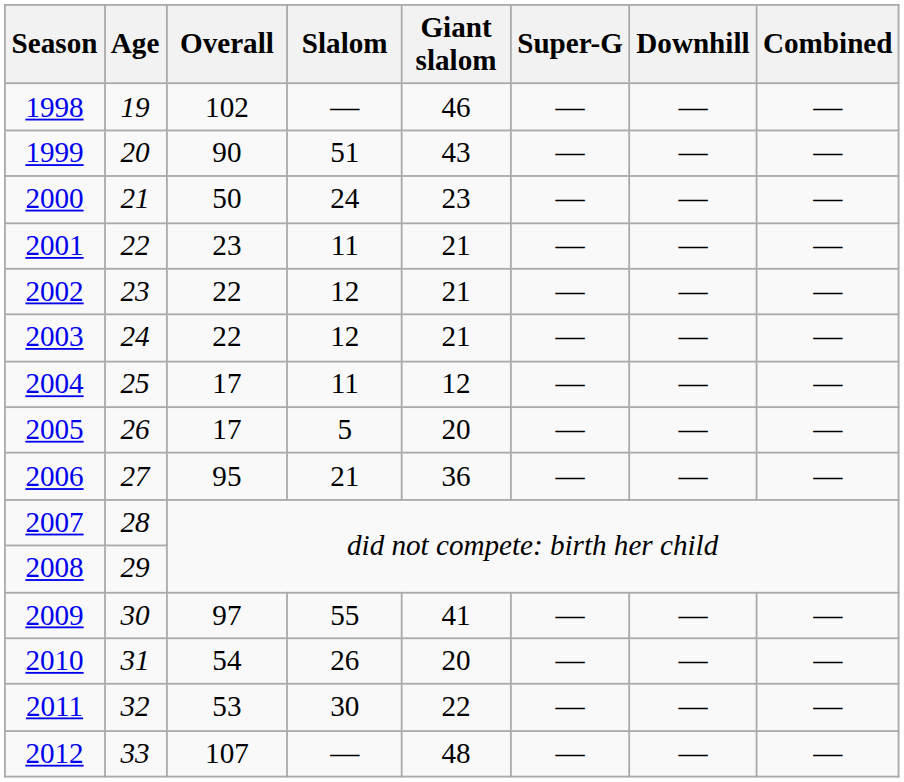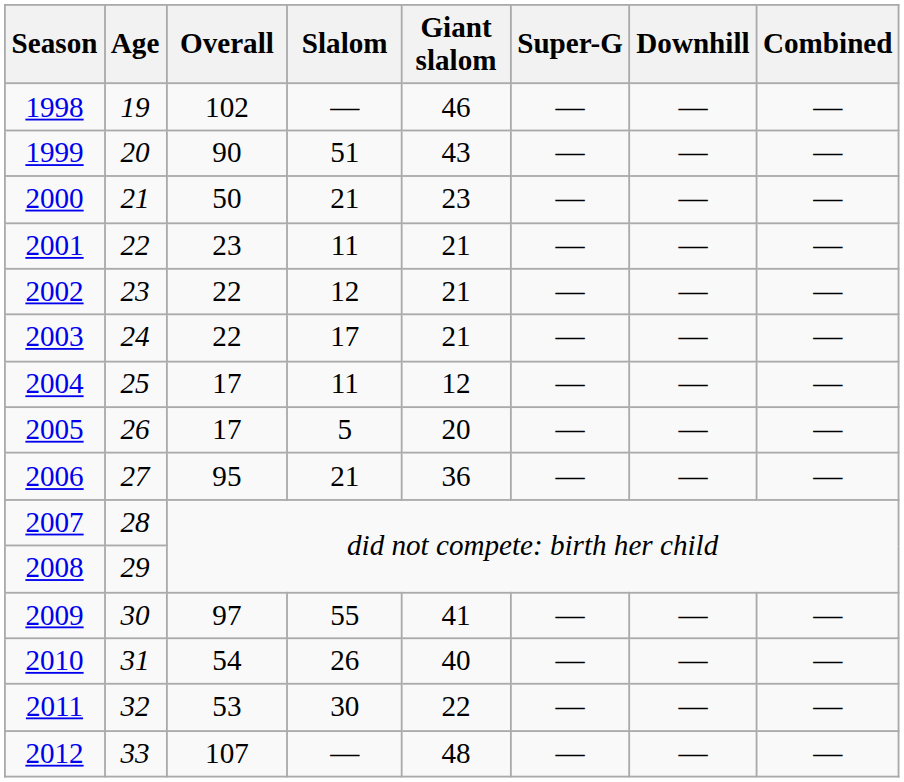(345, 198) 24 -> (345, 198) 21
(345, 337) 12 -> (345, 337) 17
(456, 660) 20 -> (456, 660) 40
